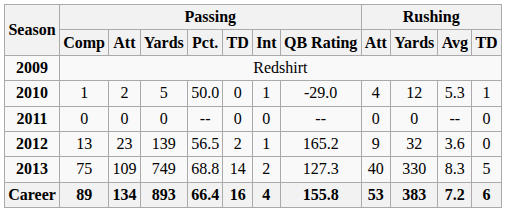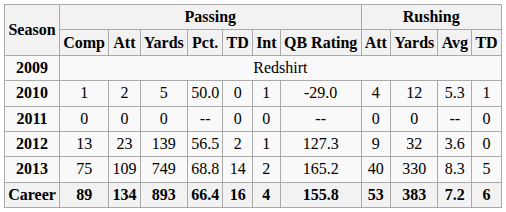(321, 144) 165.2 -> (321, 144) 127.3
(321, 169) 127.3 -> (321, 169) 165.2
